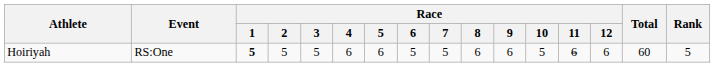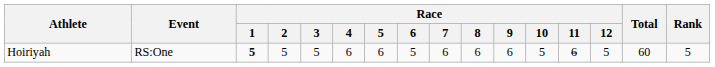(445, 52) 5 -> (445, 52) 6
(606, 52) 6 -> (606, 52) 5
